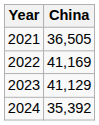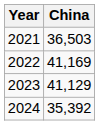(69, 39) 36,505 -> (69, 39) 36,503
